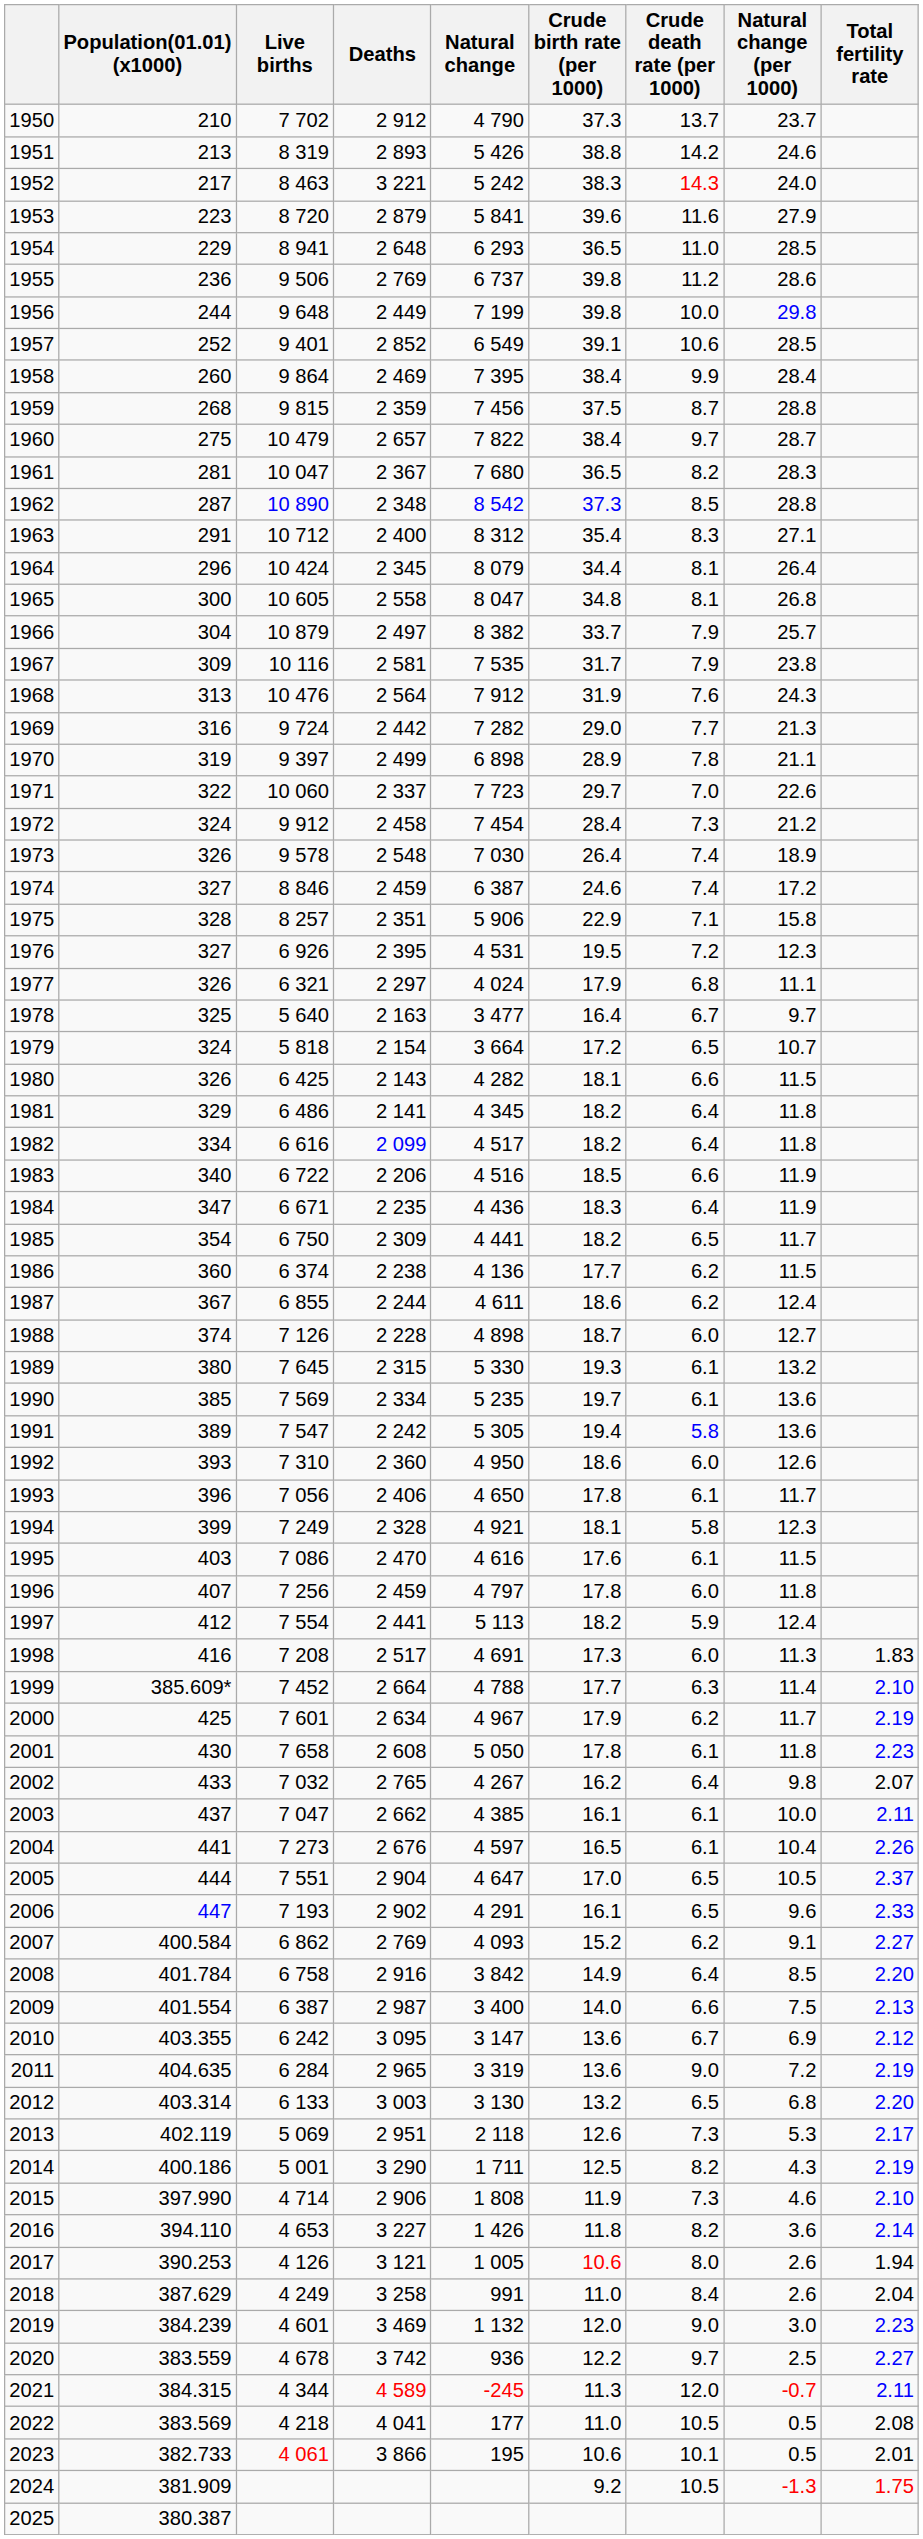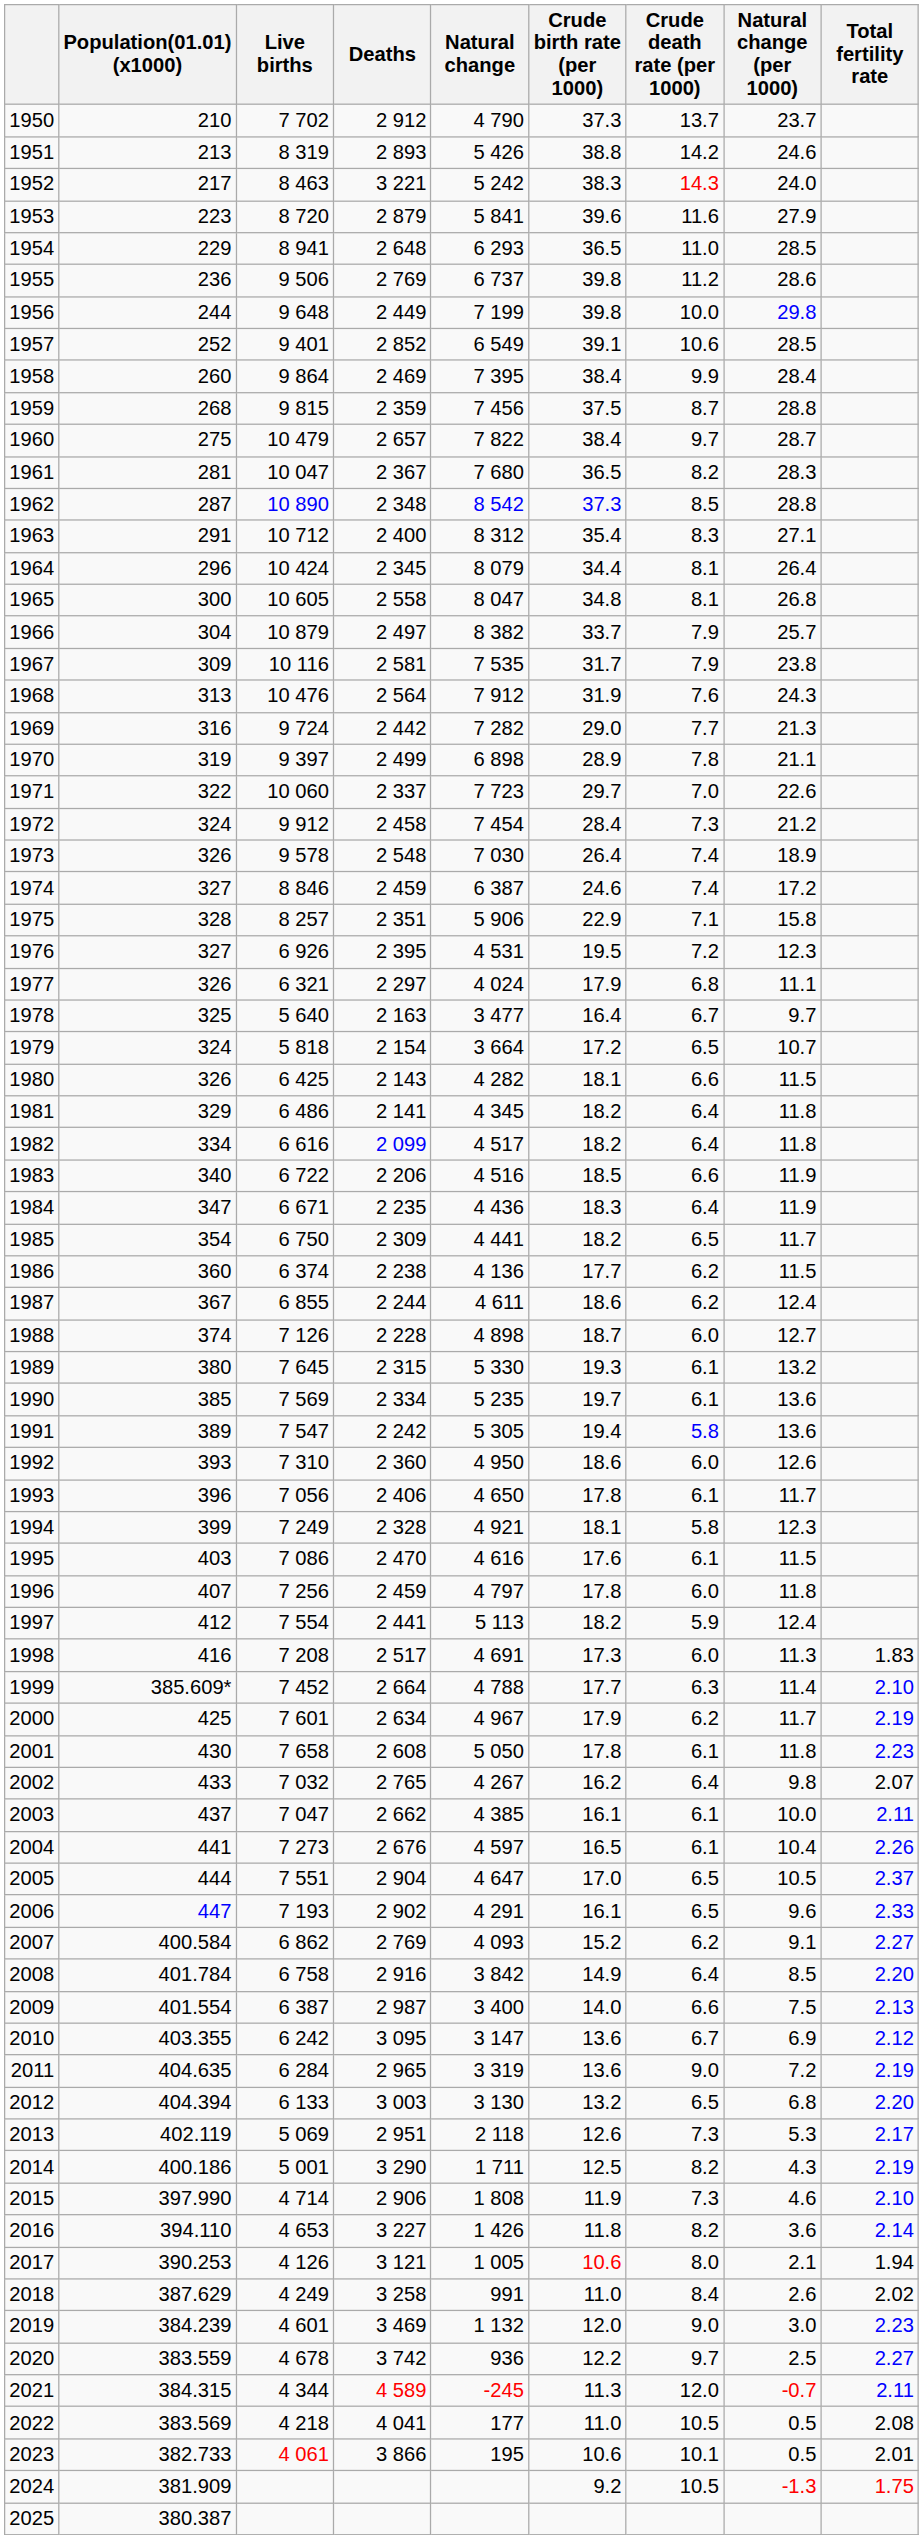(195, 2102) 403.314 -> (195, 2102) 404.394
(802, 2262) 2.6 -> (802, 2262) 2.1
(894, 2294) 2.04 -> (894, 2294) 2.02
